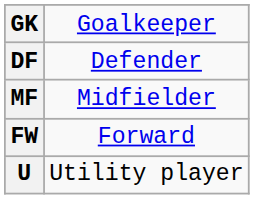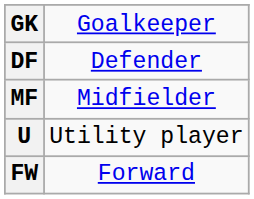rows swapped: (24, 137) <-> (24, 175)
